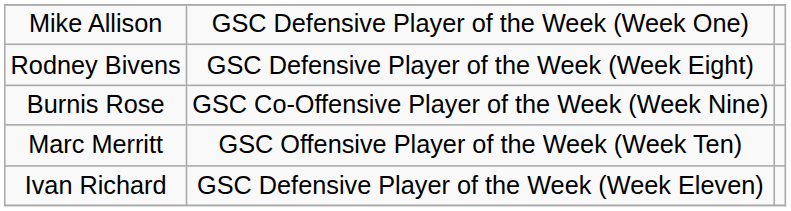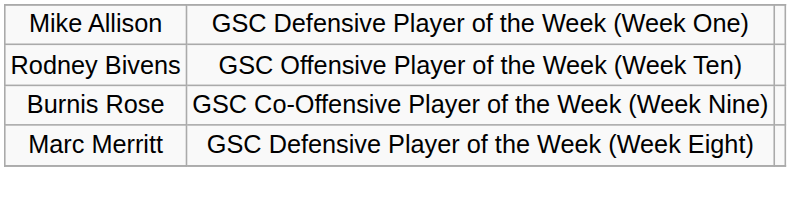(480, 64) GSC Defensive Player of the Week (Week Eight) -> (480, 64) GSC Offensive Player of the Week (Week Ten)
(480, 144) GSC Offensive Player of the Week (Week Ten) -> (480, 144) GSC Defensive Player of the Week (Week Eight)
- row: (96, 184)
